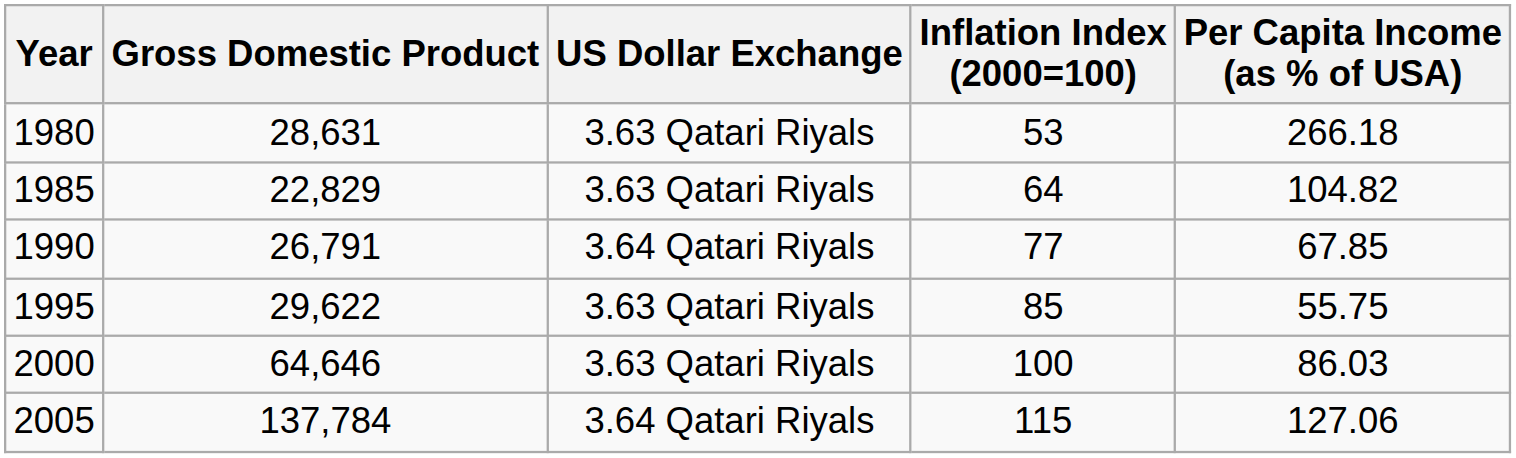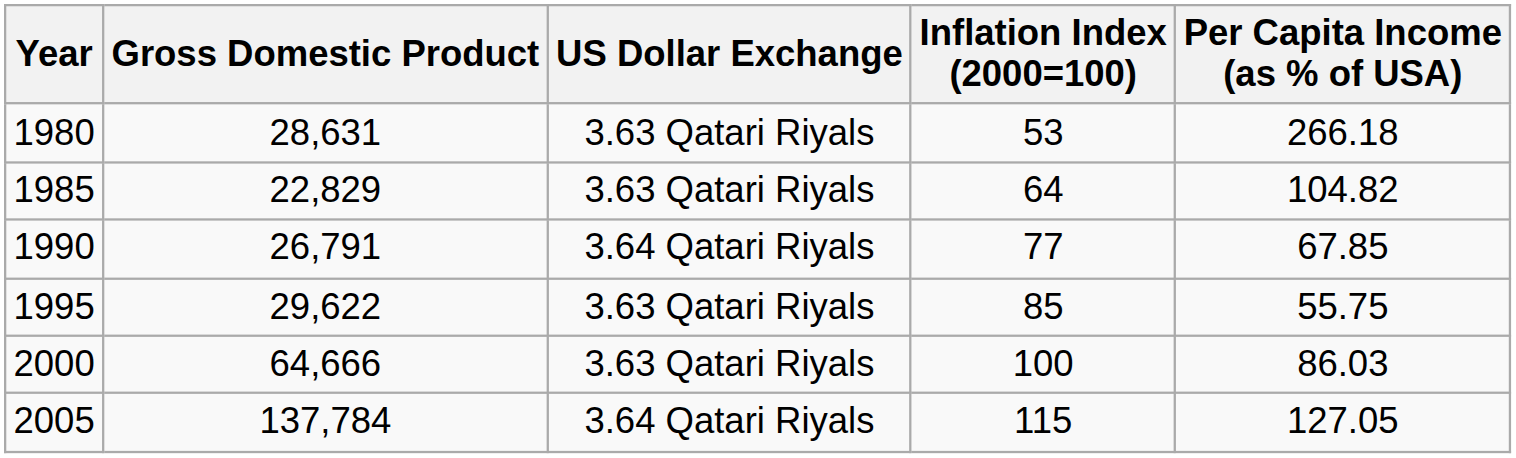(325, 363) 64,646 -> (325, 363) 64,666
(1343, 421) 127.06 -> (1343, 421) 127.05
